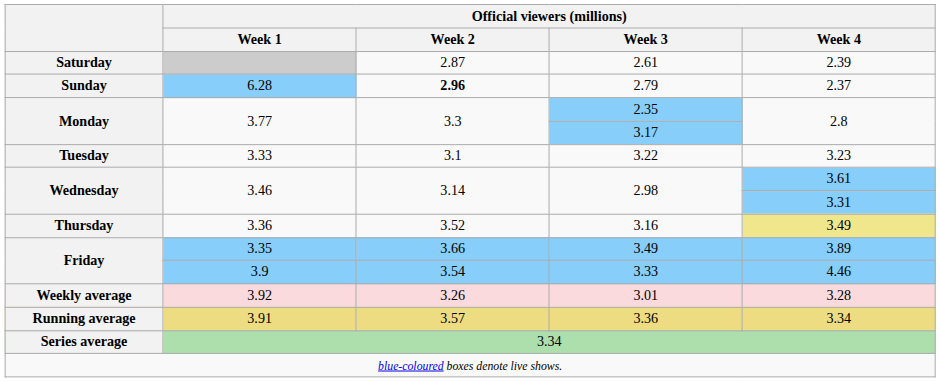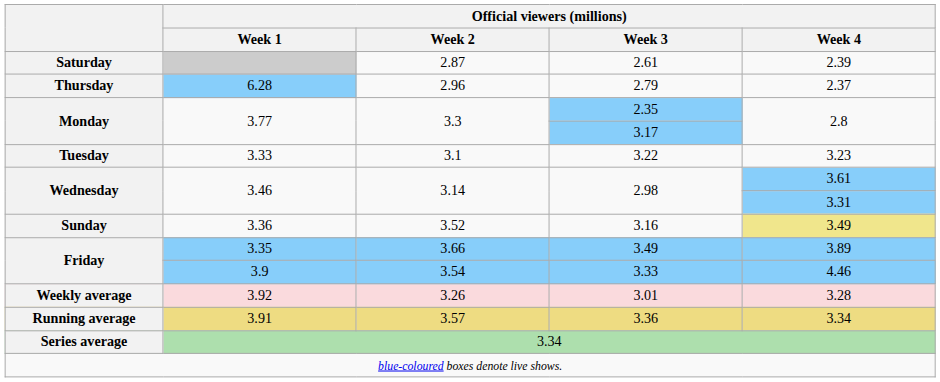(84, 86) Sunday -> (84, 86) Thursday
(453, 86) bold -> (453, 86) normal
(84, 226) Thursday -> (84, 226) Sunday
